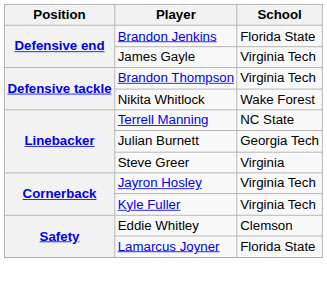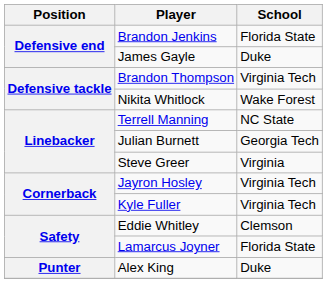(278, 57) Virginia Tech -> (256, 57) Duke
+ row: (146, 267)
